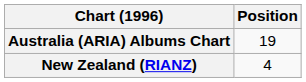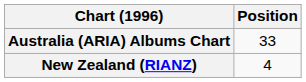(268, 41) 19 -> (268, 41) 33
